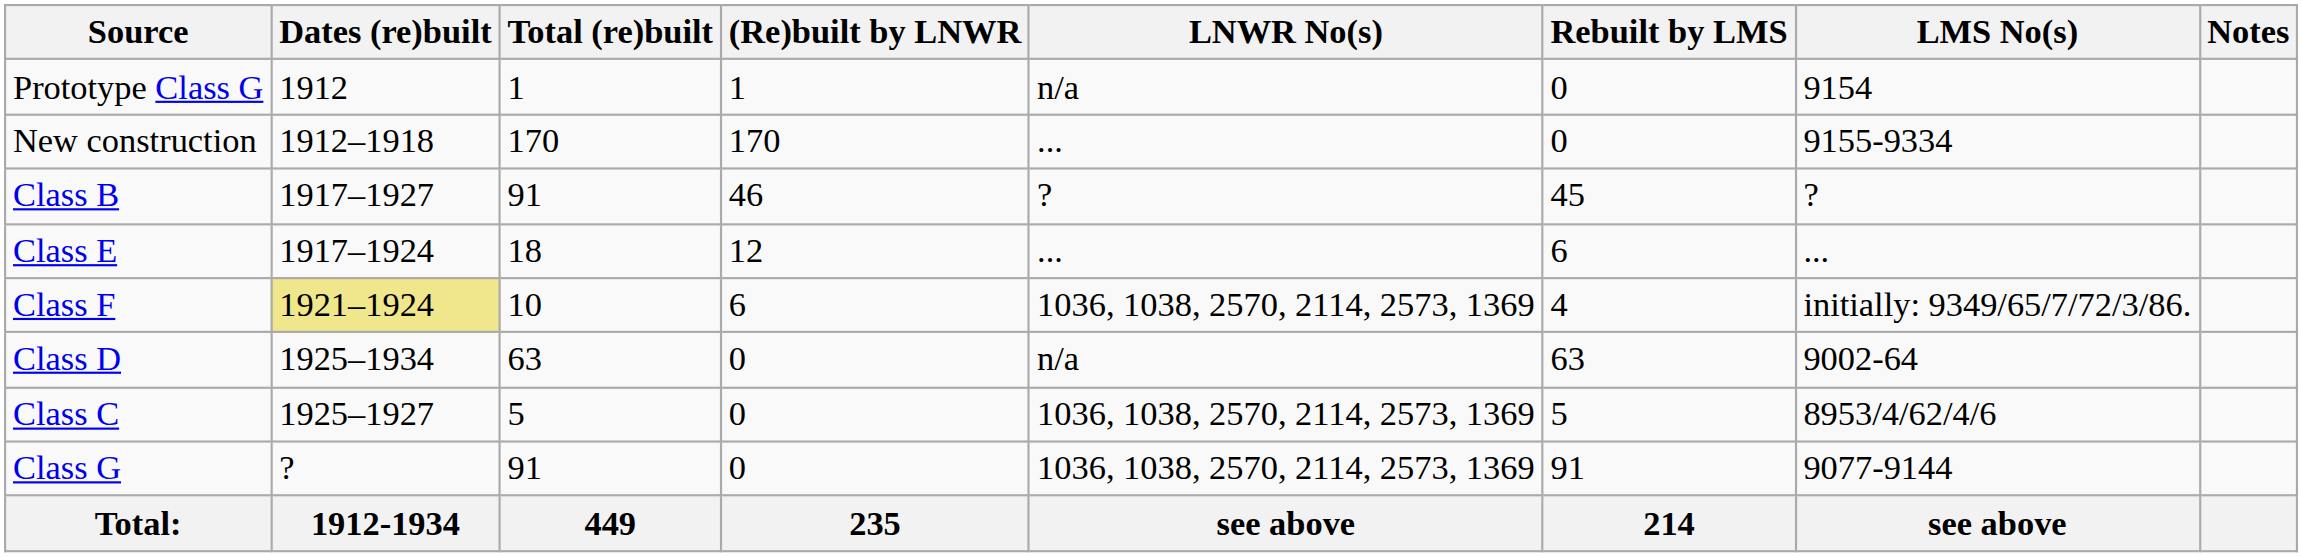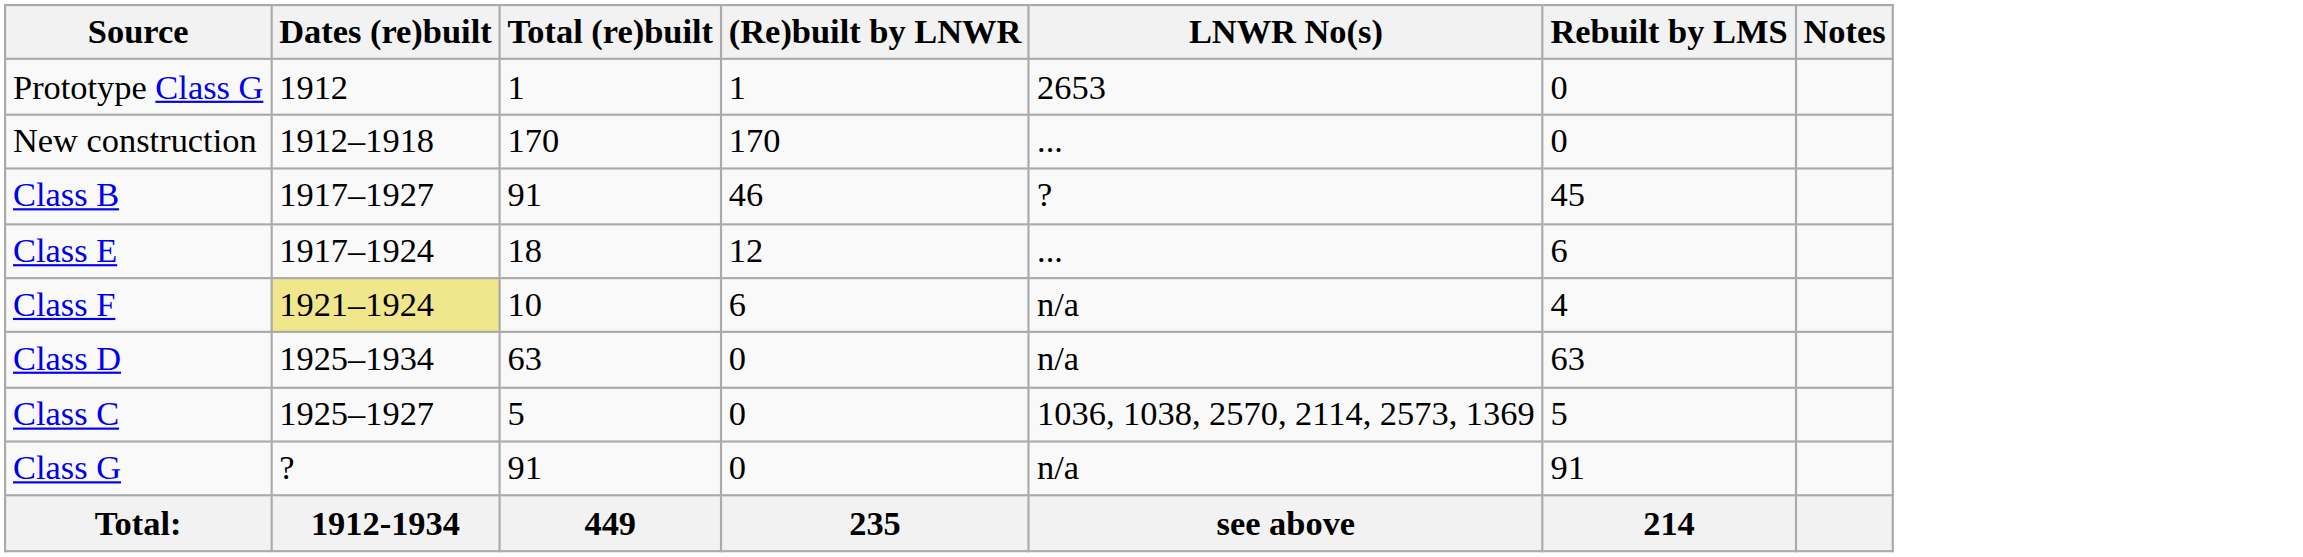- column: (1997, 31)
(1058, 86) n/a -> (1072, 86) 2653
(1286, 304) 1036, 1038, 2570, 2114, 2573, 1369 -> (1058, 304) n/a
(1286, 468) 1036, 1038, 2570, 2114, 2573, 1369 -> (1058, 468) n/a
